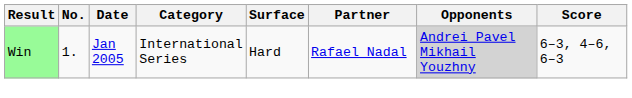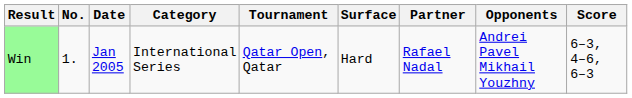+ column: (289, 15)
(468, 52) lightgrey background -> (507, 60) no background
